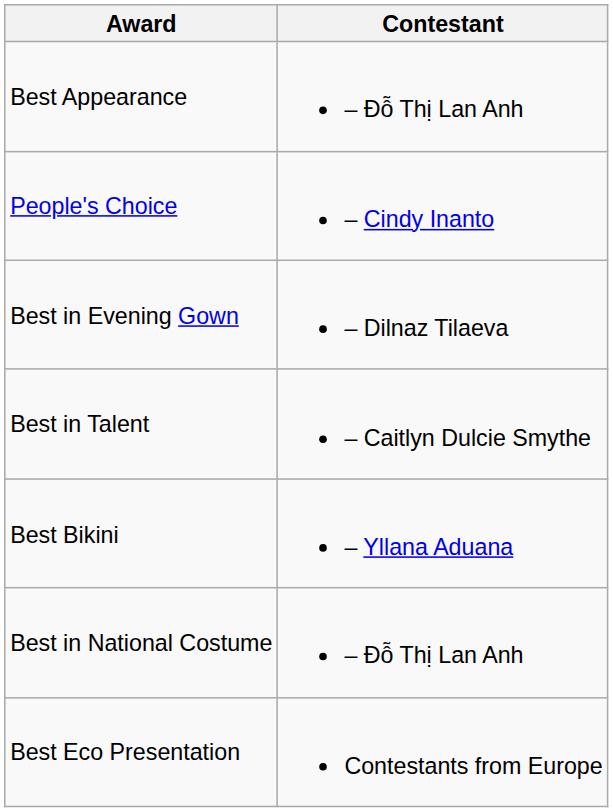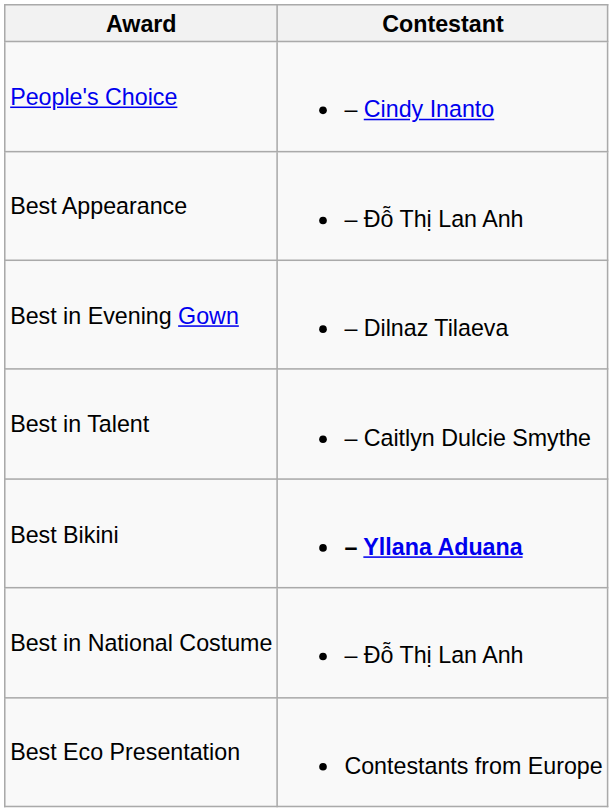rows swapped: (99, 96) <-> (94, 206)
(443, 547) normal -> (443, 547) bold
